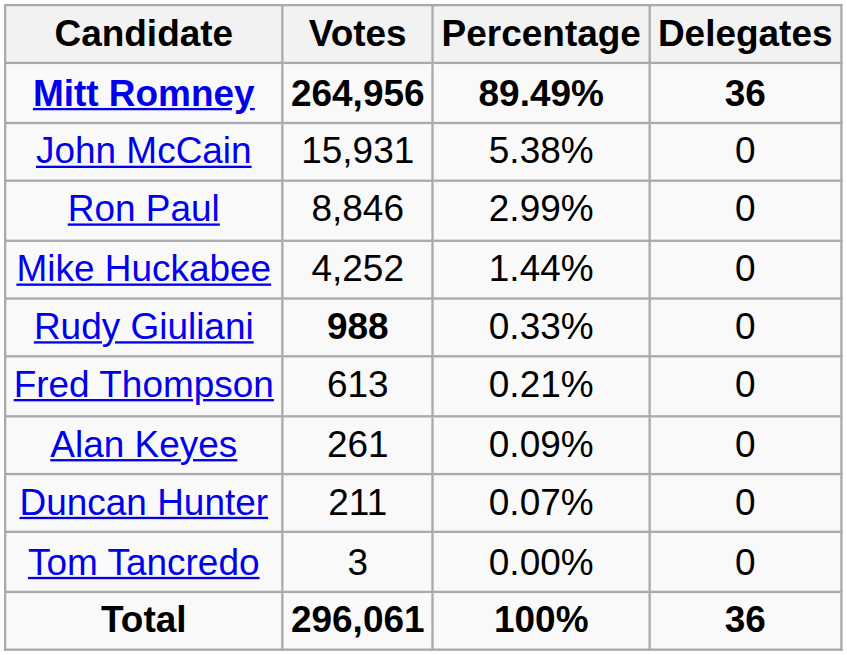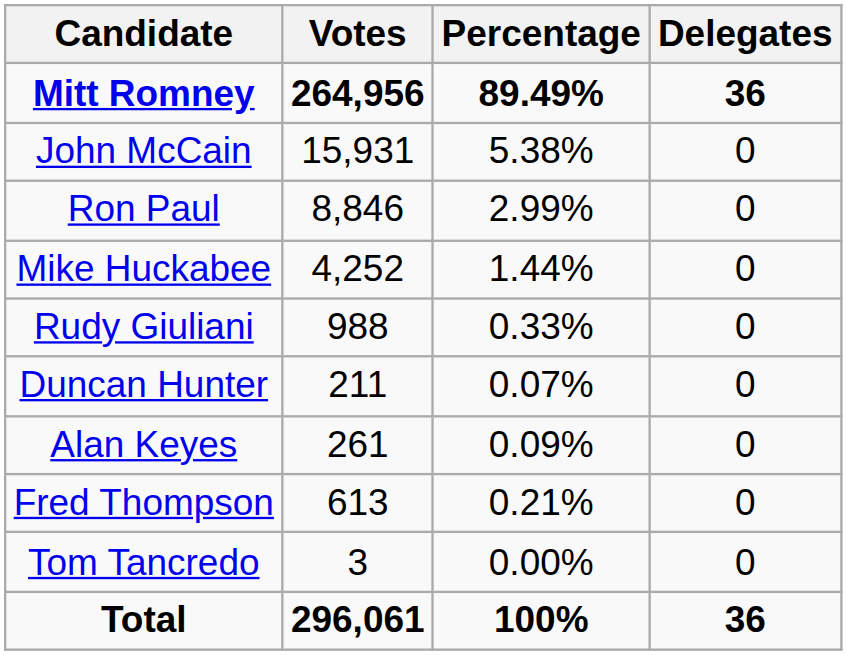(358, 326) bold -> (358, 326) normal
rows swapped: (144, 385) <-> (144, 502)
